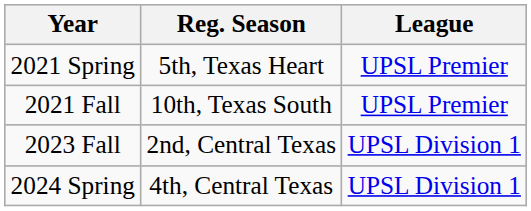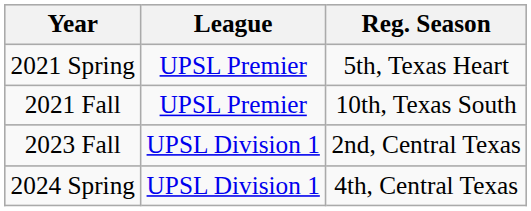columns swapped: (434, 24) <-> (241, 24)
